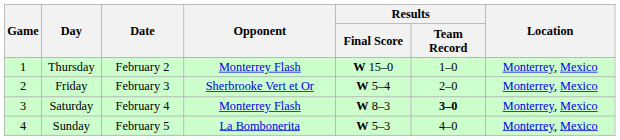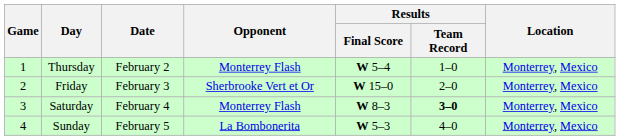(373, 67) W 15–0 -> (373, 67) W 5–4
(373, 86) W 5–4 -> (373, 86) W 15–0
